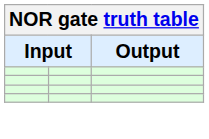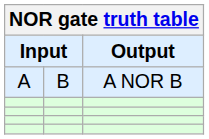+ row: (24, 81)
